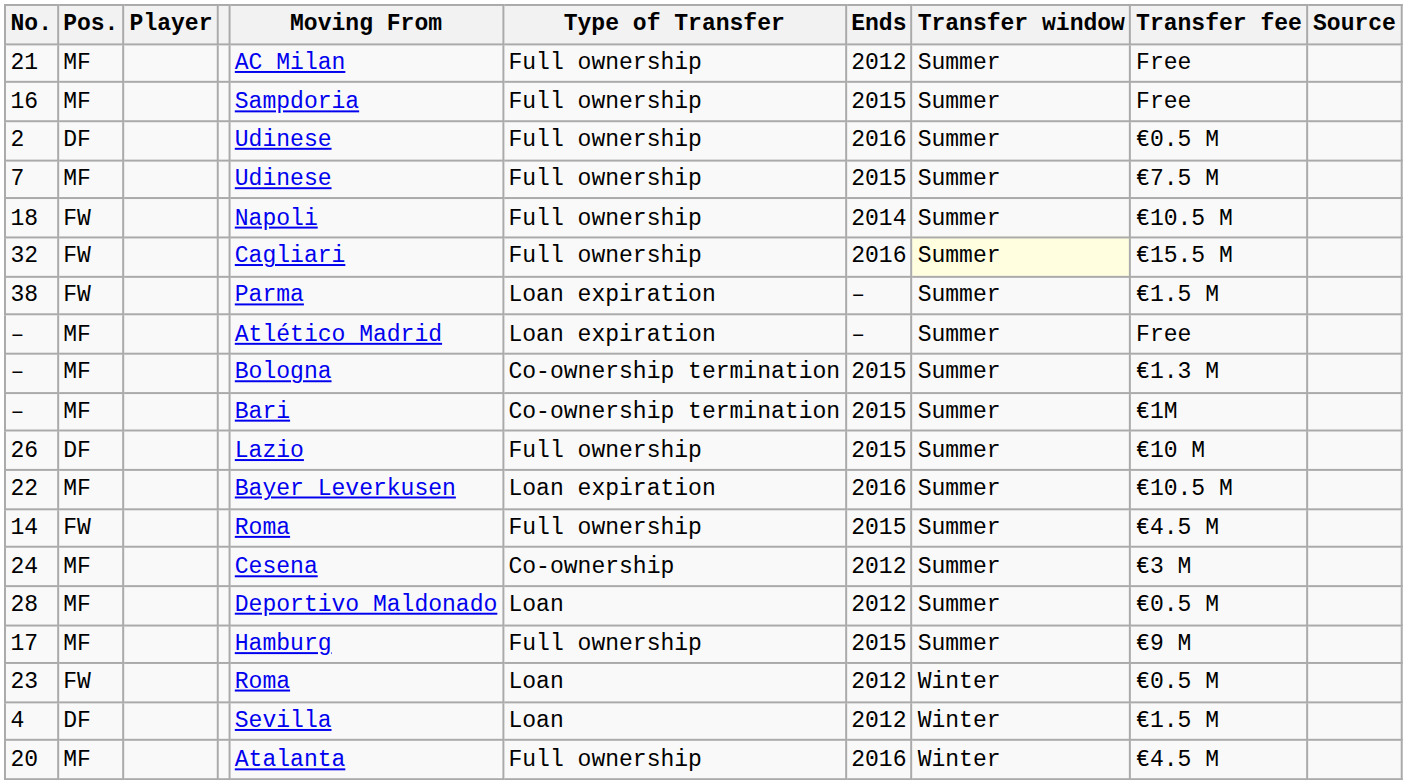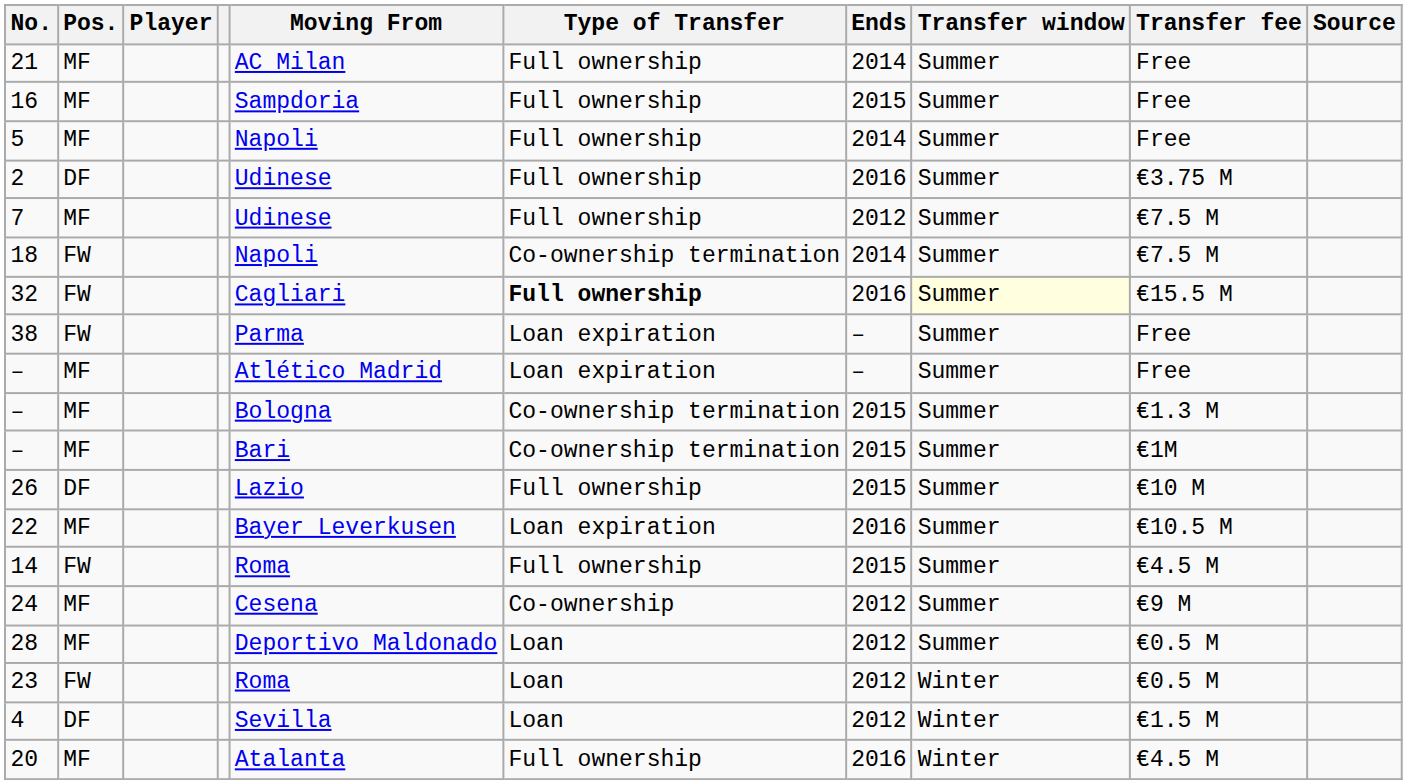(879, 63) 2012 -> (879, 63) 2014
+ row: (17, 140)
(1178, 140) €0.5 M -> (1184, 179) €3.75 M
(879, 179) 2015 -> (879, 218) 2012
(605, 218) Full ownership -> (674, 256) Co-ownership termination
(1184, 218) €10.5 M -> (1178, 256) €7.5 M
(605, 256) normal -> (605, 295) bold
(1178, 295) €1.5 M -> (1164, 334) Free
(1164, 566) €3 M -> (1164, 605) €9 M
- row: (24, 644)
